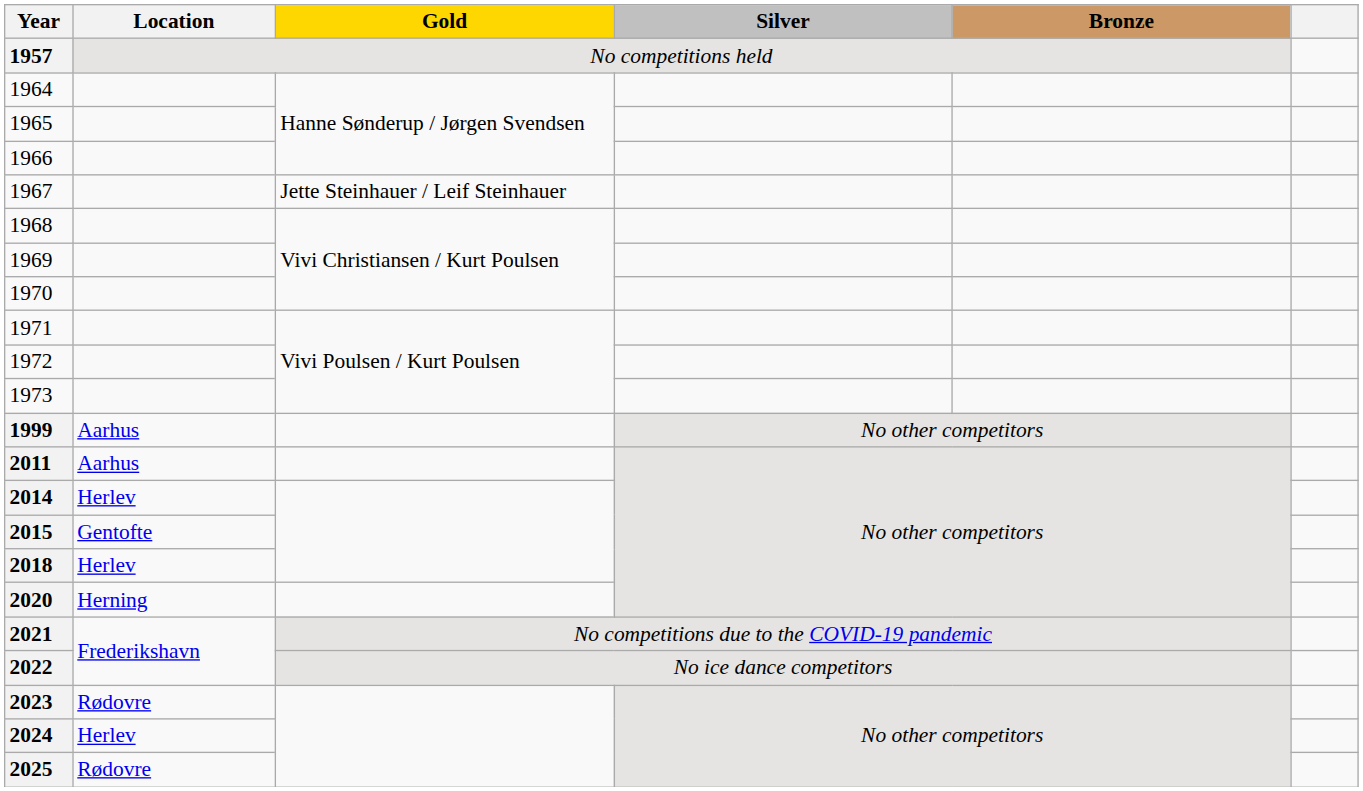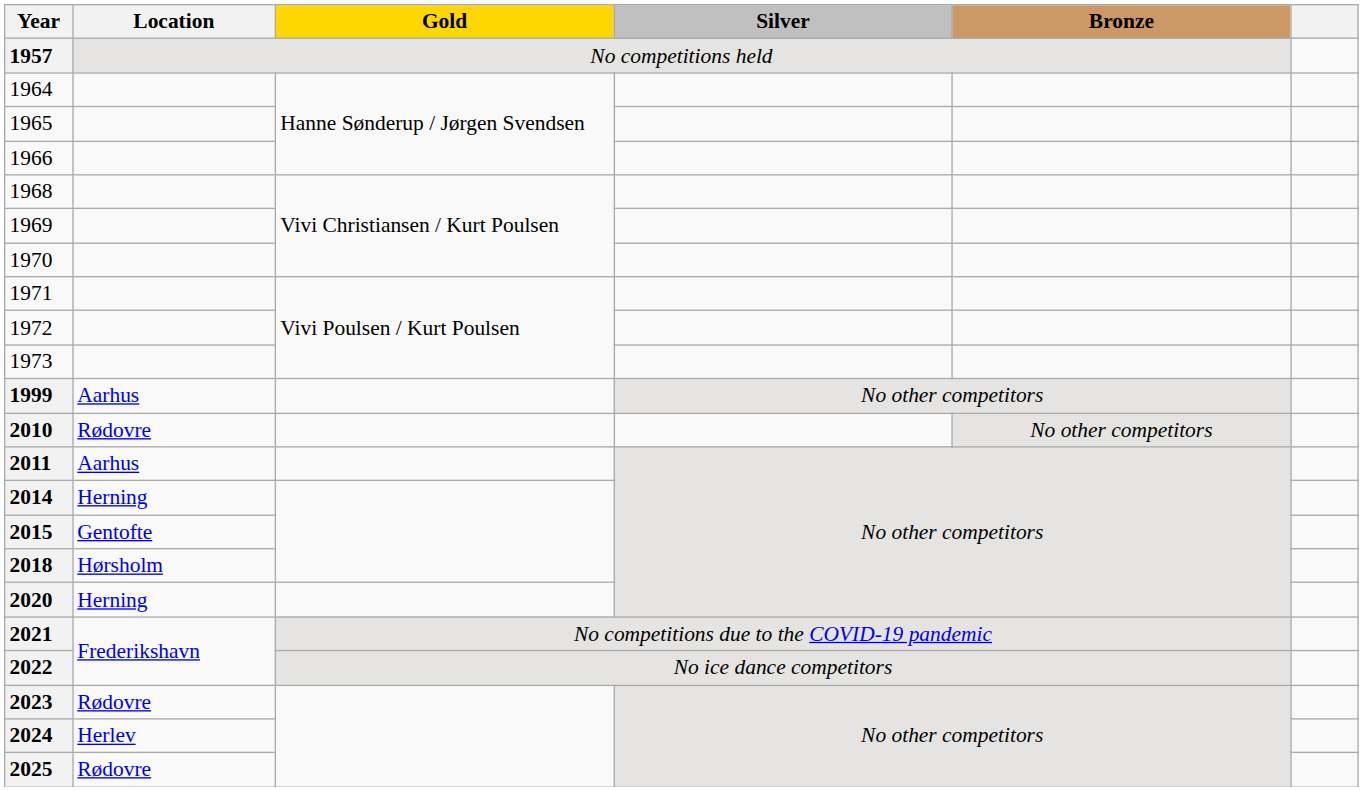- row: (31, 191)
+ row: (31, 429)
(106, 497) Herlev -> (112, 497) Herning
(106, 565) Herlev -> (120, 565) Hørsholm
